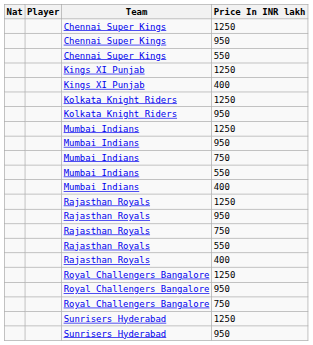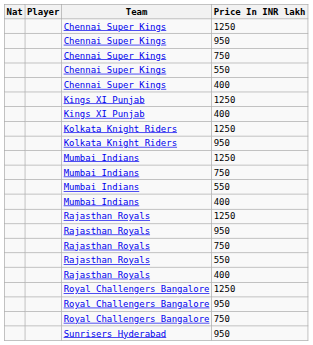+ row: (115, 56)
+ row: (115, 85)
- row: (101, 143)
- row: (115, 319)
